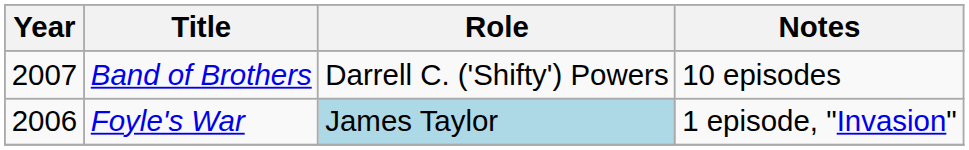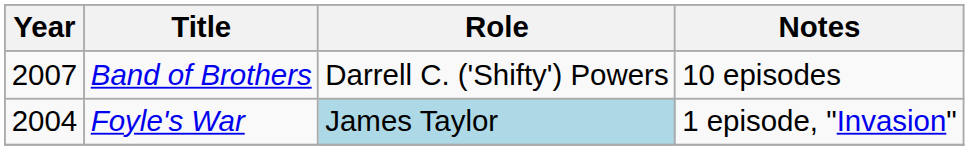(44, 121) 2006 -> (44, 121) 2004
